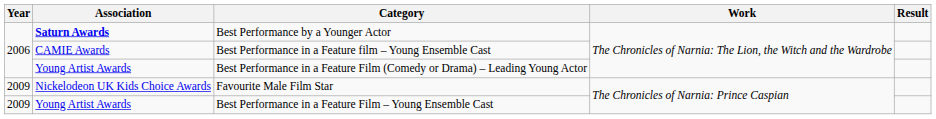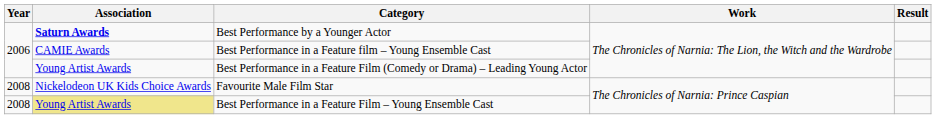(19, 86) 2009 -> (19, 86) 2008
(19, 104) 2009 -> (19, 104) 2008
(83, 104) no background -> (83, 104) khaki background
